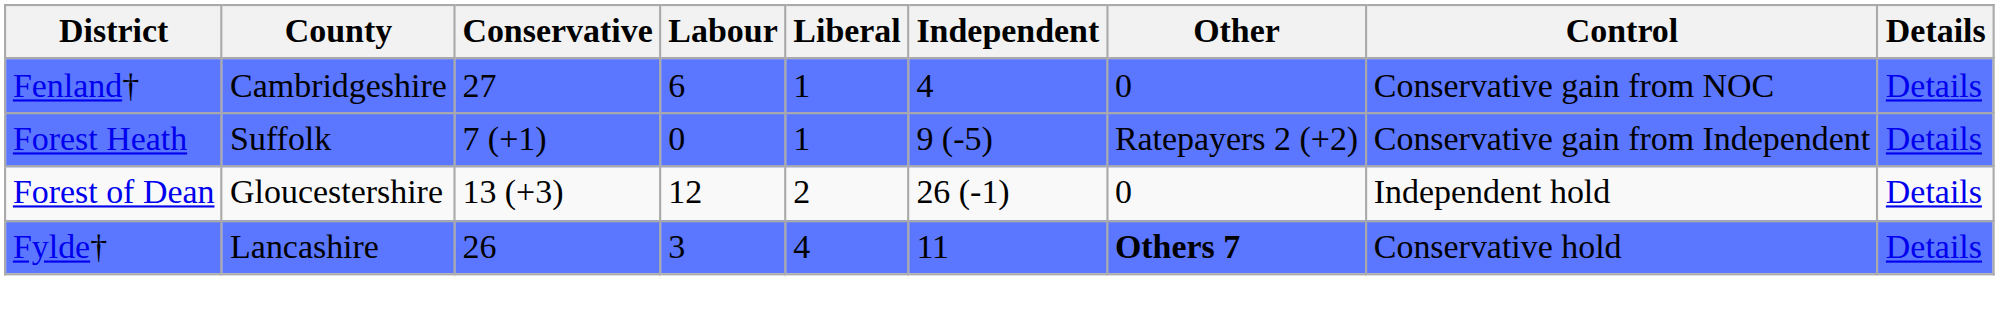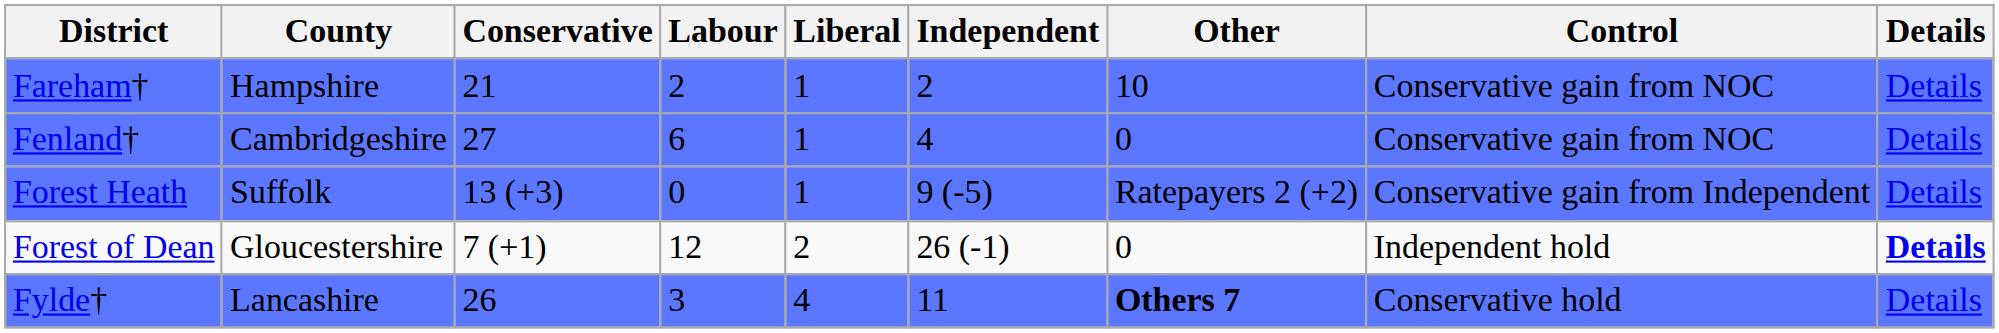+ row: (81, 85)
(504, 138) 7 (+1) -> (513, 192) 13 (+3)
(513, 192) 13 (+3) -> (504, 246) 7 (+1)
(1934, 192) normal -> (1936, 246) bold
